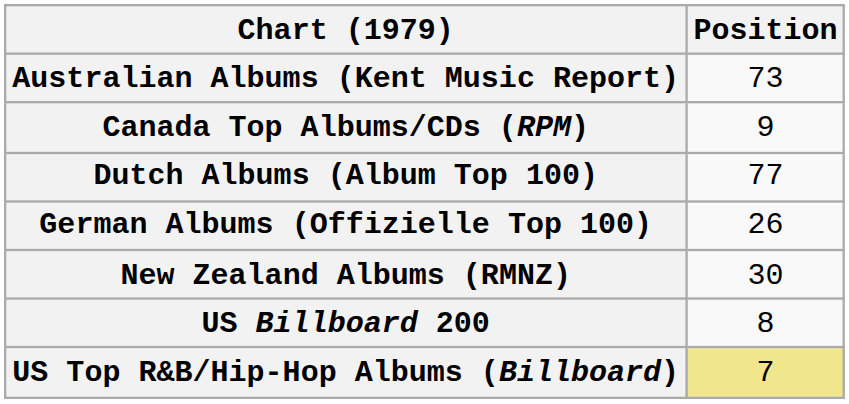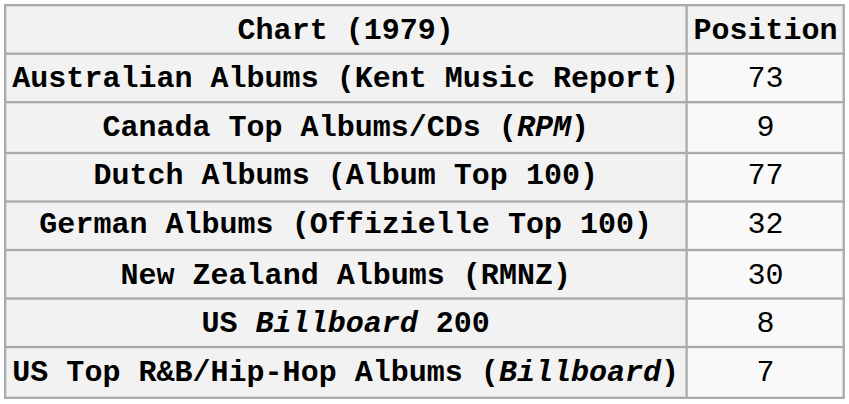(766, 225) 26 -> (766, 225) 32
(766, 372) khaki background -> (766, 372) no background
